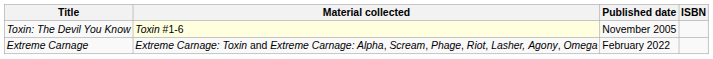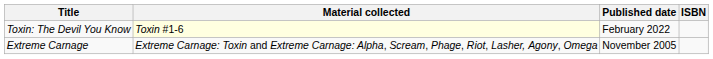(639, 29) November 2005 -> (636, 29) February 2022
(636, 45) February 2022 -> (639, 45) November 2005
